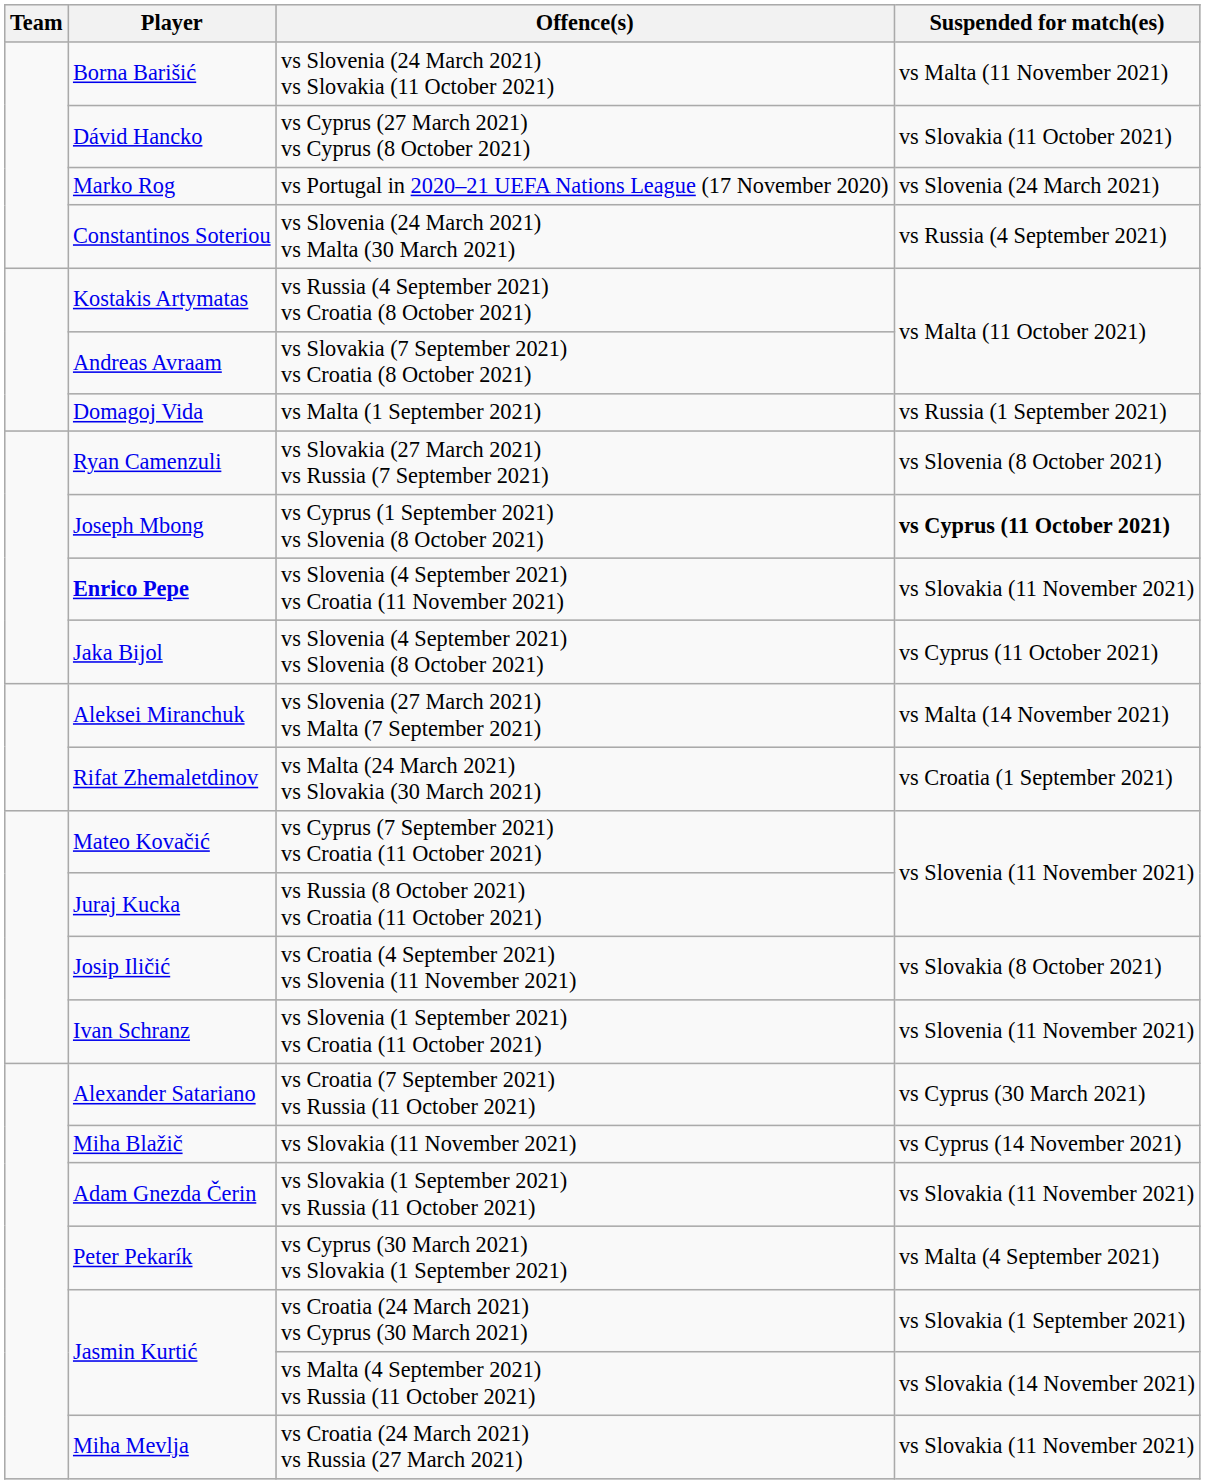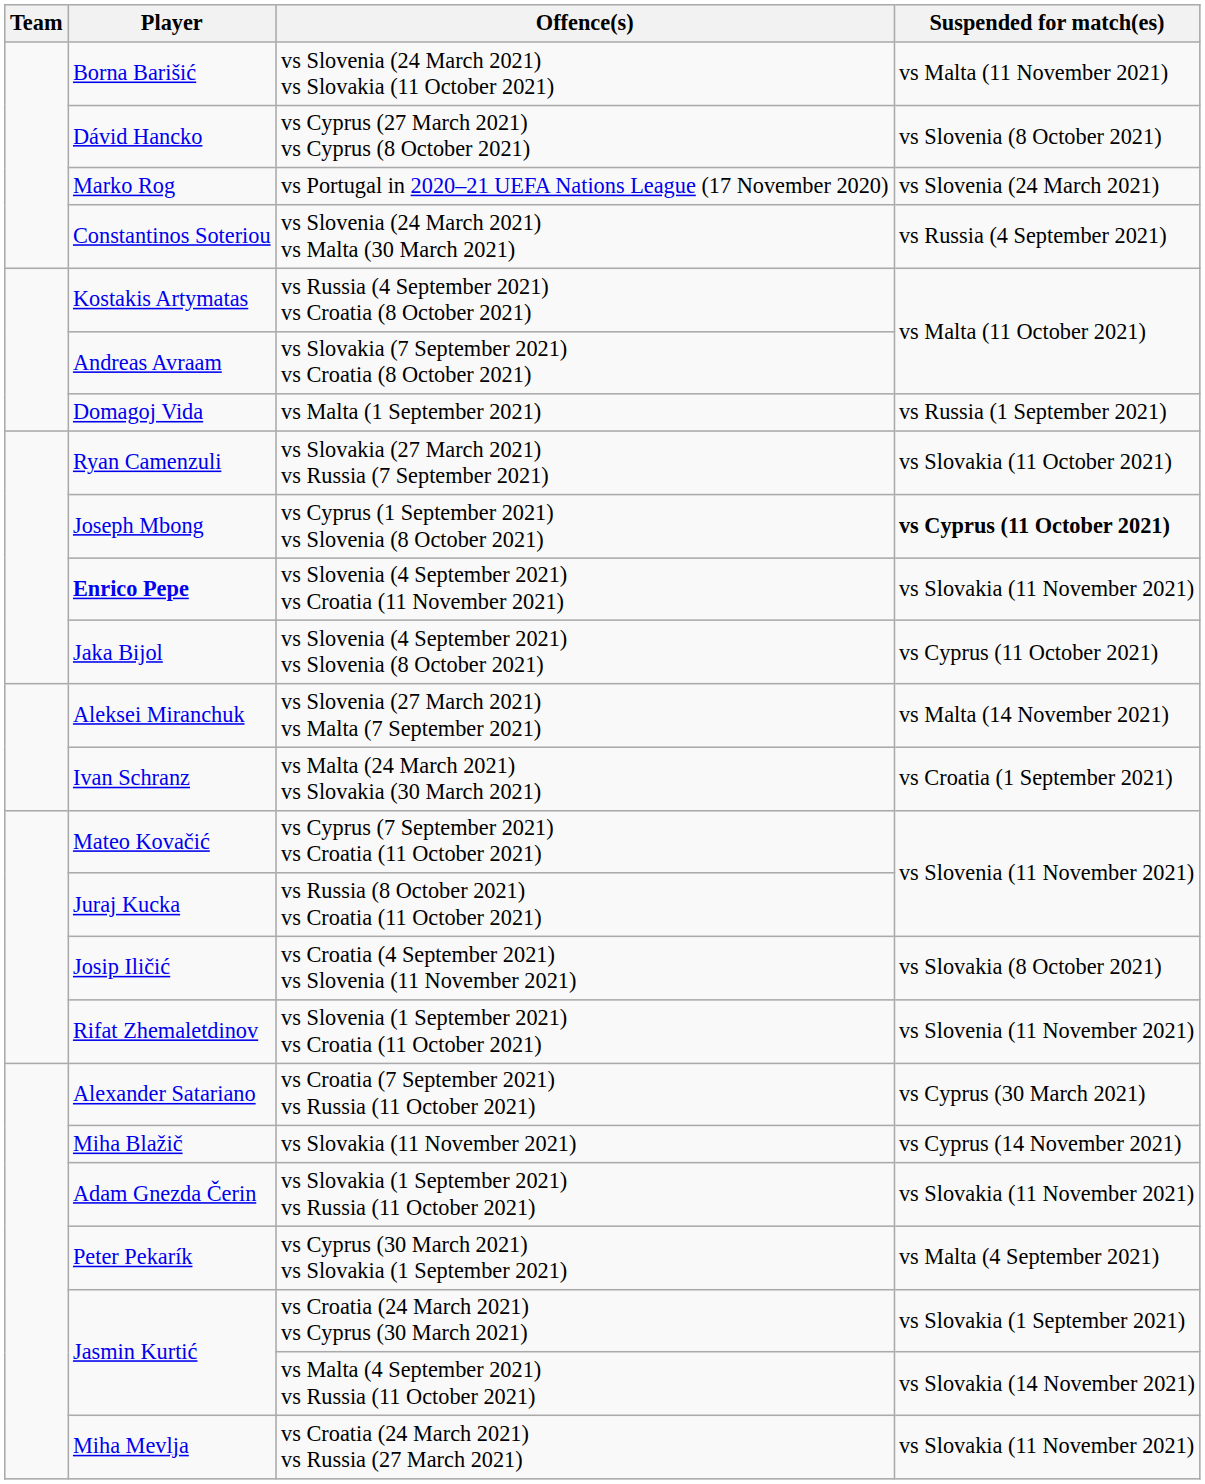(1035, 136) vs Slovakia (11 October 2021) -> (1030, 136) vs Slovenia (8 October 2021)
(1030, 462) vs Slovenia (8 October 2021) -> (1035, 462) vs Slovakia (11 October 2021)
(166, 778) Rifat Zhemaletdinov -> (131, 778) Ivan Schranz
(131, 1031) Ivan Schranz -> (166, 1031) Rifat Zhemaletdinov
